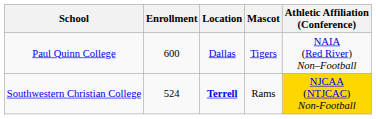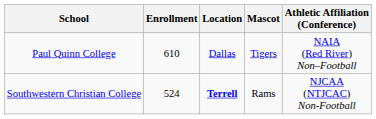(172, 53) 600 -> (172, 53) 610
(327, 93) gold background -> (327, 93) no background
